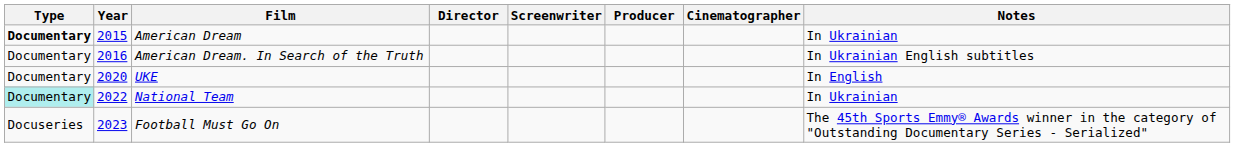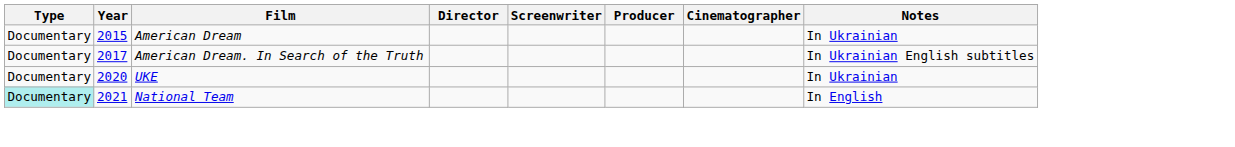(49, 35) bold -> (49, 35) normal
(112, 56) 2016 -> (112, 56) 2017
(844, 76) In English -> (852, 76) In Ukrainian
(112, 97) 2022 -> (112, 97) 2021
(852, 97) In Ukrainian -> (844, 97) In English
- row: (207, 125)
